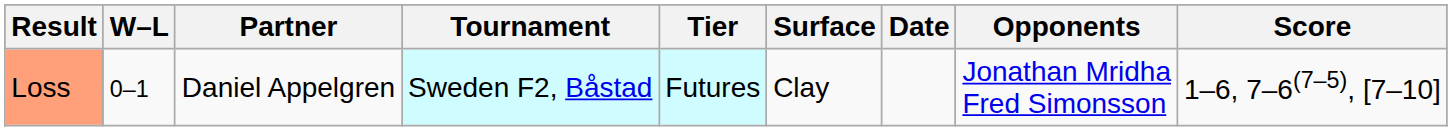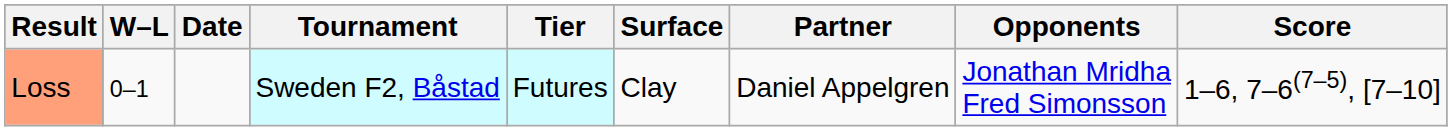columns swapped: (919, 26) <-> (288, 26)
